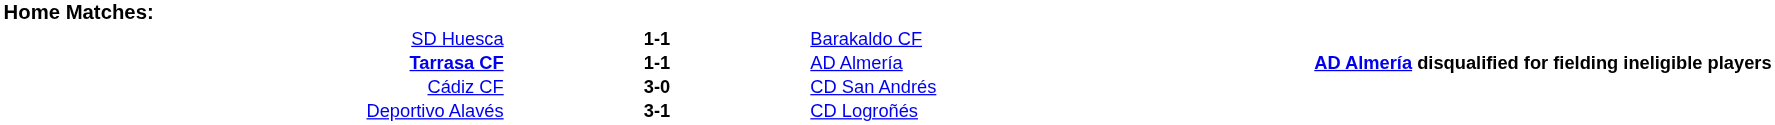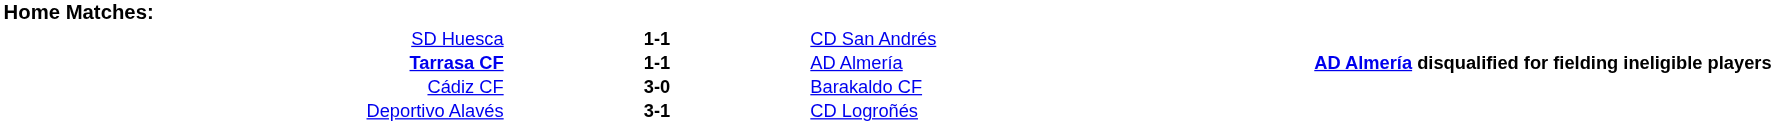(866, 38) Barakaldo CF -> (873, 38) CD San Andrés
(873, 86) CD San Andrés -> (866, 86) Barakaldo CF
